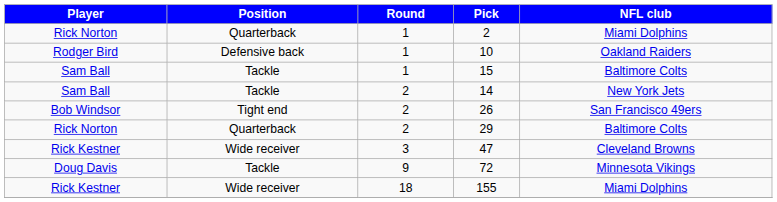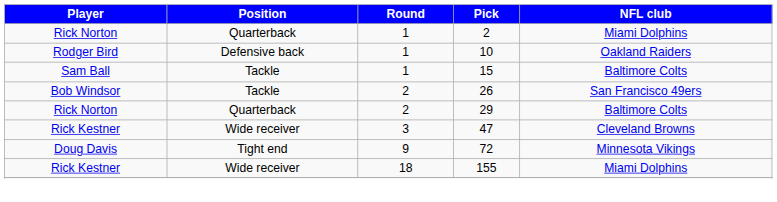- row: (486, 91)
(262, 110) Tight end -> (262, 91) Tackle
(262, 168) Tackle -> (262, 149) Tight end
